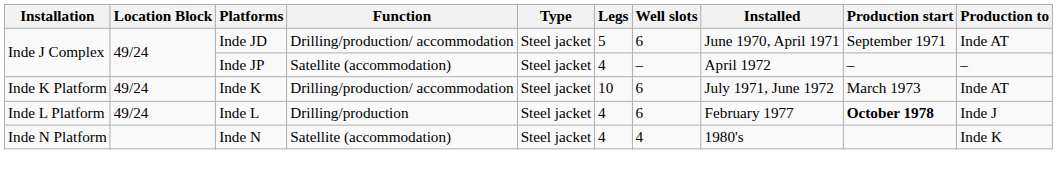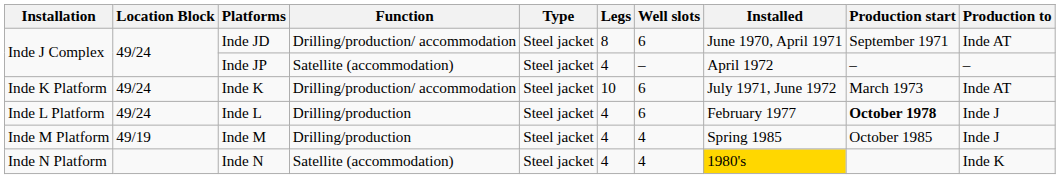(602, 40) 5 -> (604, 40) 8
+ row: (244, 137)
(724, 137) no background -> (727, 161) gold background
